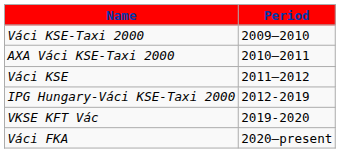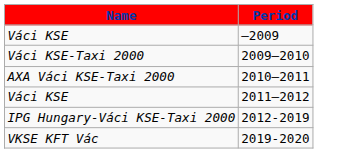+ row: (260, 35)
- row: (287, 138)
